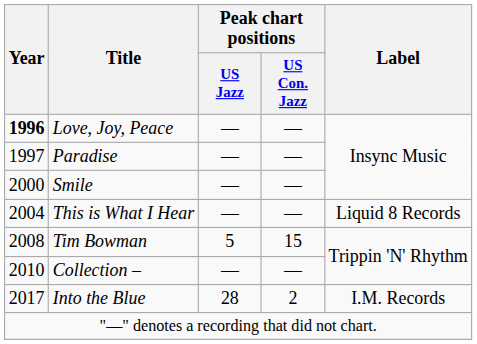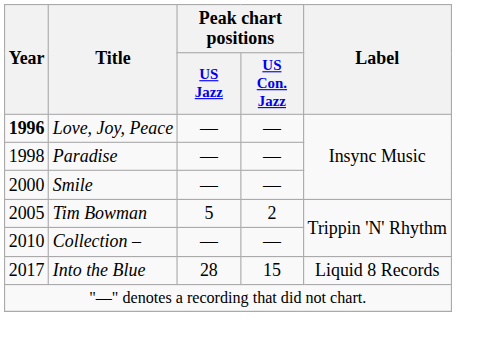(27, 156) 1997 -> (27, 156) 1998
- row: (123, 213)
(27, 241) 2008 -> (27, 213) 2005
(293, 241) 15 -> (272, 213) 2
(293, 298) 2 -> (272, 270) 15
(398, 298) I.M. Records -> (377, 270) Liquid 8 Records
